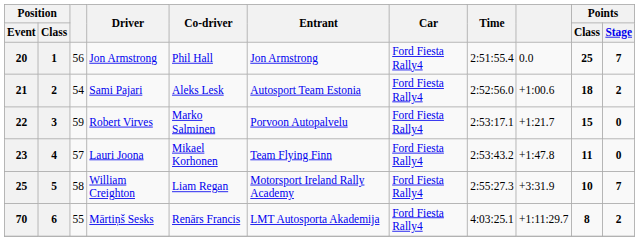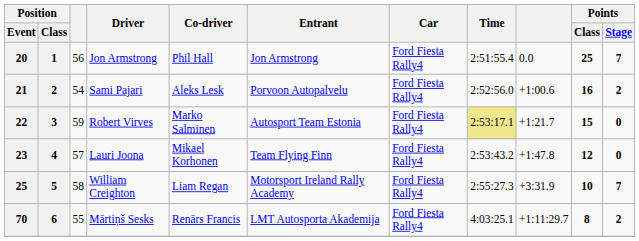(306, 90) Autosport Team Estonia -> (299, 90) Porvoon Autopalvelu
(587, 90) 18 -> (587, 90) 16
(299, 122) Porvoon Autopalvelu -> (306, 122) Autosport Team Estonia
(492, 122) no background -> (492, 122) khaki background
(587, 154) 11 -> (587, 154) 12
